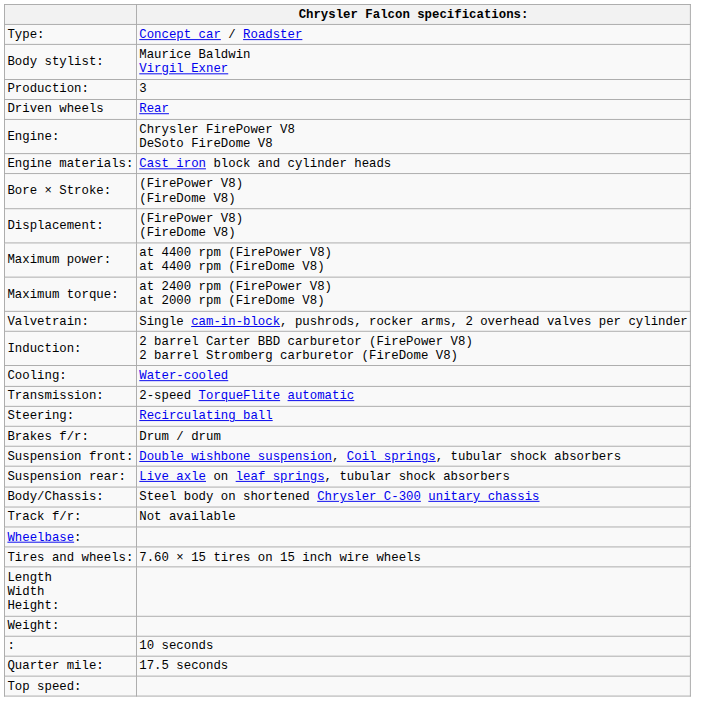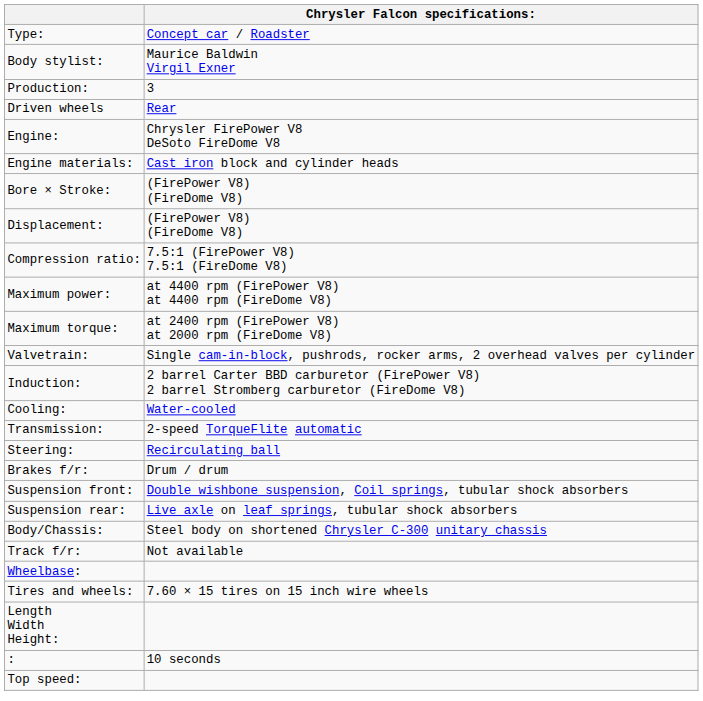+ row: (74, 260)
- row: (33, 626)
- row: (56, 666)
